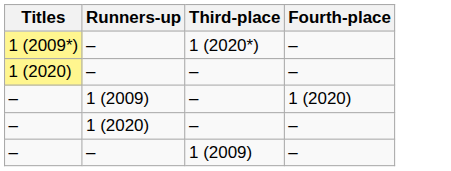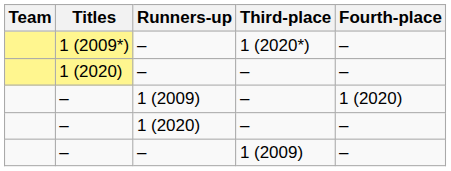+ column: (30, 17)
